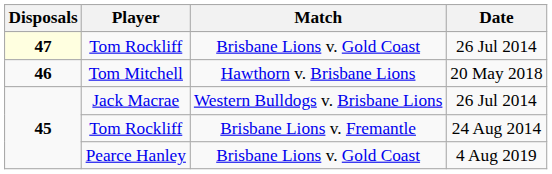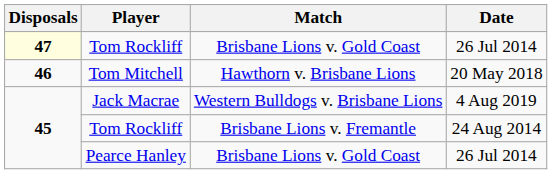(496, 100) 26 Jul 2014 -> (496, 100) 4 Aug 2019
(496, 155) 4 Aug 2019 -> (496, 155) 26 Jul 2014
